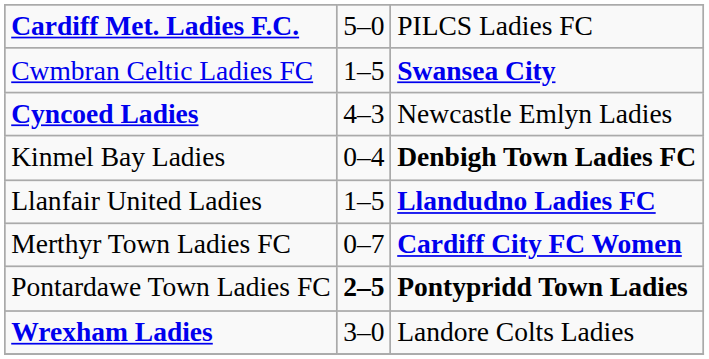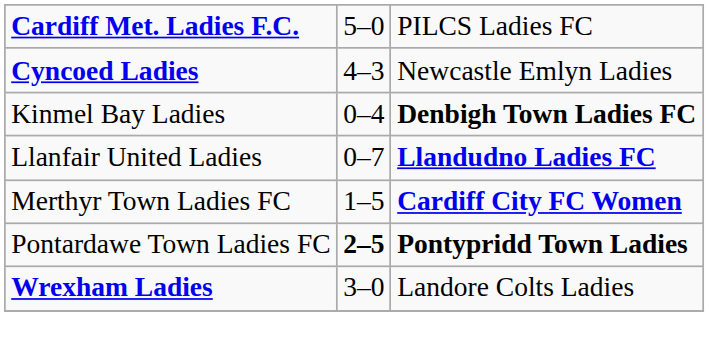- row: (162, 69)
(364, 200) 1–5 -> (364, 157) 0–7
(364, 244) 0–7 -> (364, 200) 1–5
